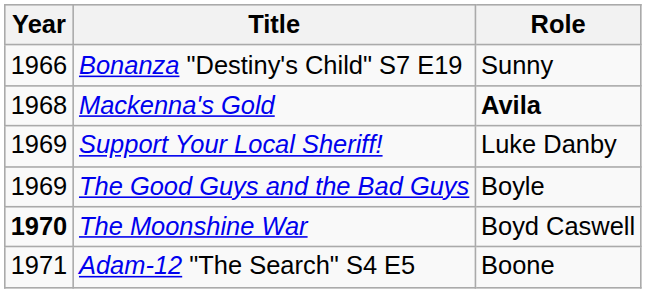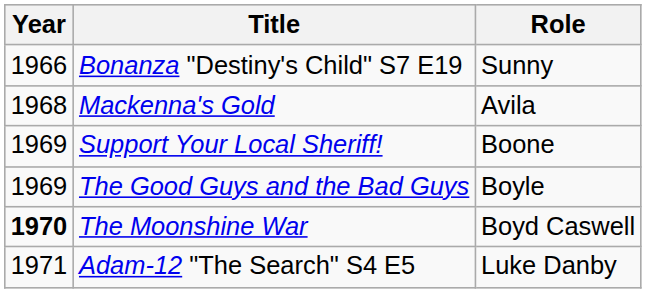(511, 105) bold -> (508, 105) normal
(549, 145) Luke Danby -> (518, 145) Boone
(518, 266) Boone -> (549, 266) Luke Danby
